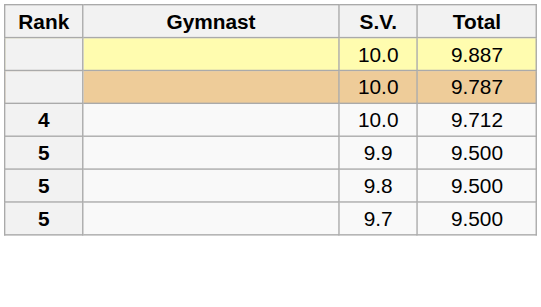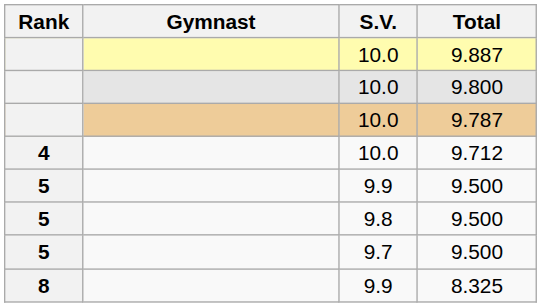+ row: (378, 87)
+ row: (378, 285)
